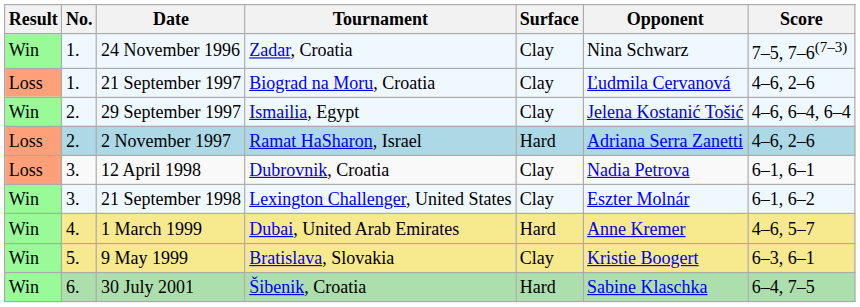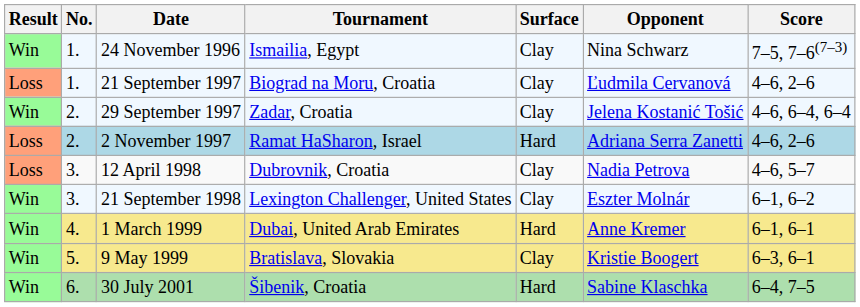(301, 50) Zadar, Croatia -> (304, 50) Ismailia, Egypt
(304, 111) Ismailia, Egypt -> (301, 111) Zadar, Croatia
(783, 169) 6–1, 6–1 -> (783, 169) 4–6, 5–7
(783, 227) 4–6, 5–7 -> (783, 227) 6–1, 6–1
